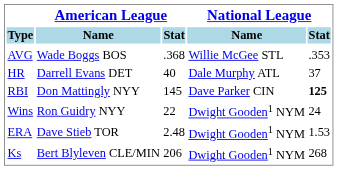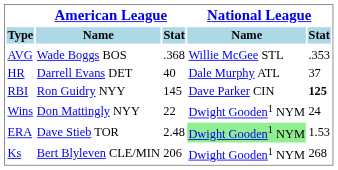(88, 91) Don Mattingly NYY -> (81, 91) Ron Guidry NYY
(81, 111) Ron Guidry NYY -> (88, 111) Don Mattingly NYY
(247, 132) no background -> (247, 132) lightgreen background
